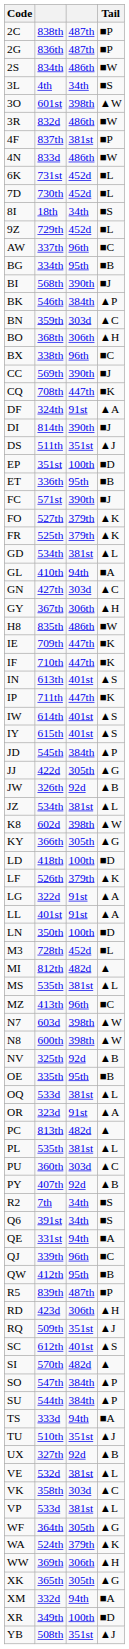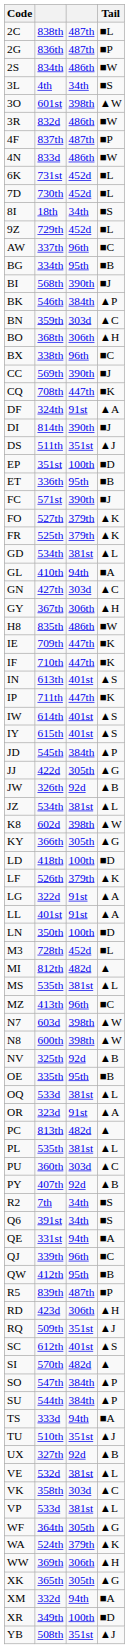(106, 31) ■P -> (107, 31) ■L
(81, 139) 381st -> (82, 139) 487th
